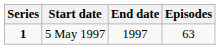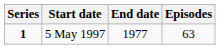(135, 34) 1997 -> (135, 34) 1977
